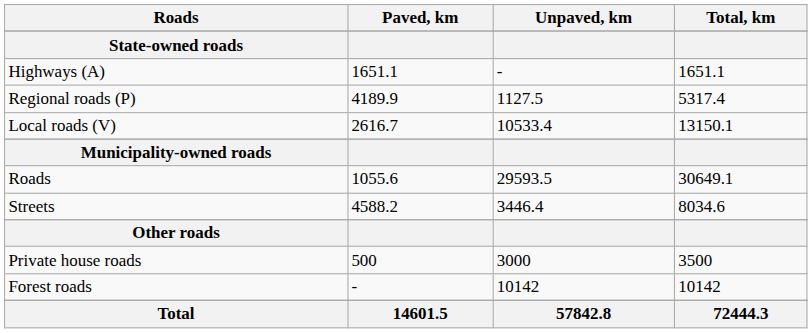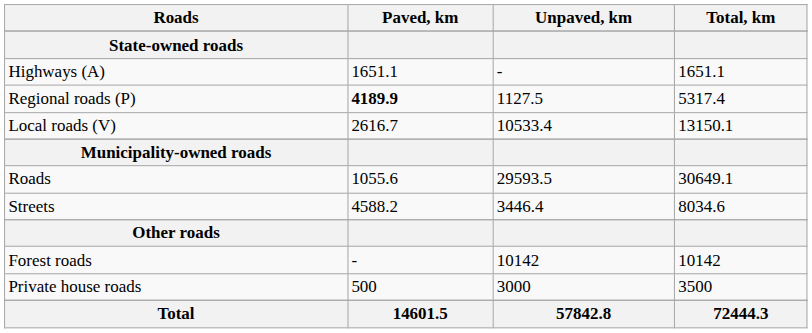(375, 98) normal -> (375, 98) bold
rows swapped: (50, 286) <-> (75, 260)
